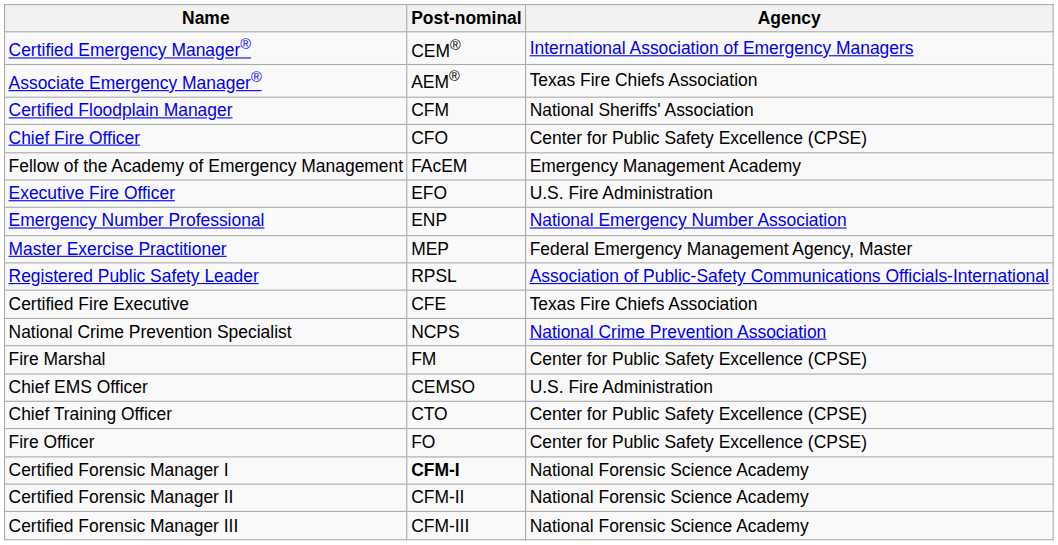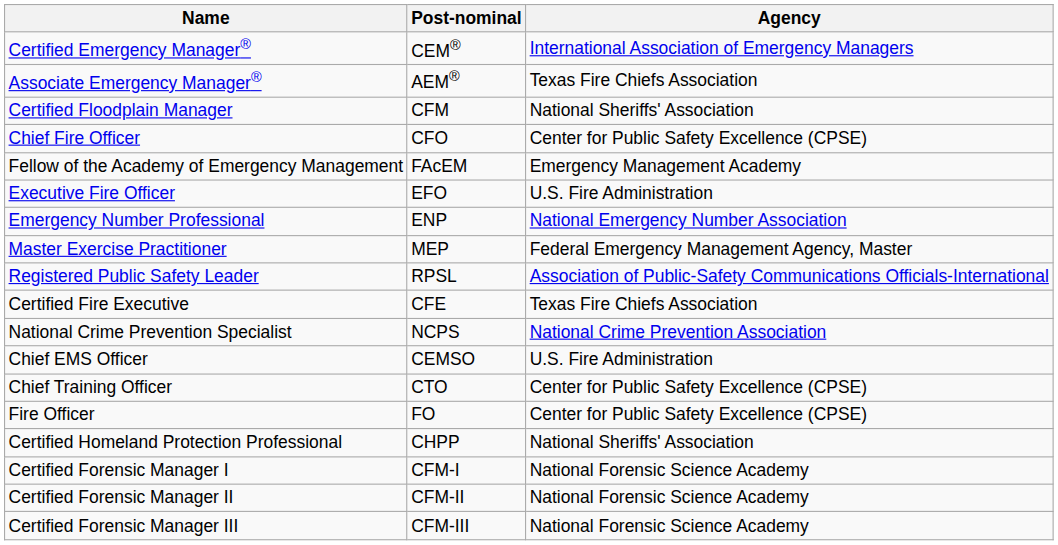- row: (57, 359)
+ row: (175, 442)
(435, 470) bold -> (435, 470) normal
